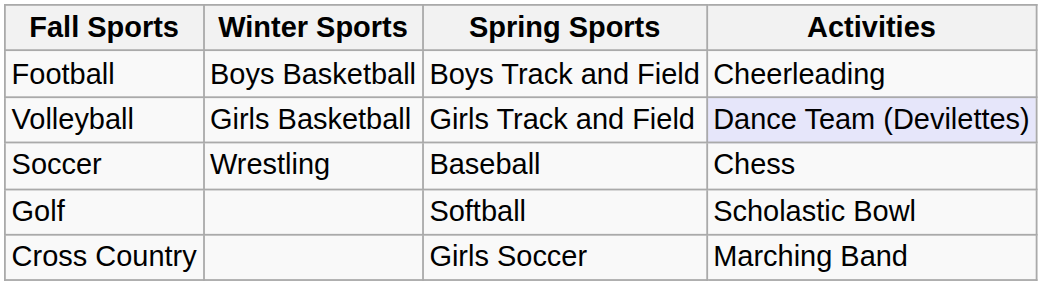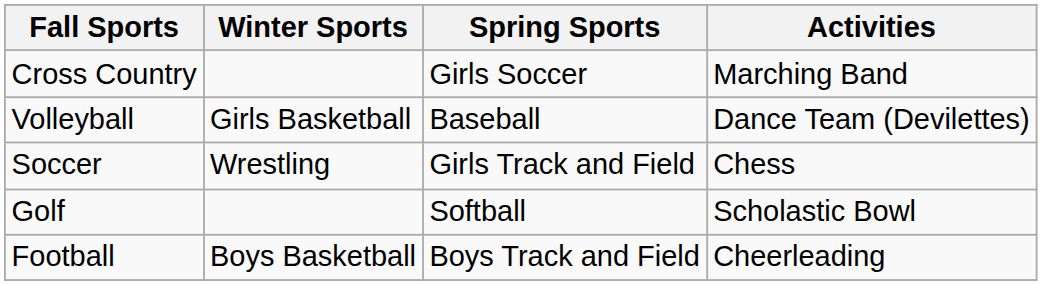rows swapped: (63, 73) <-> (104, 257)
(562, 119) Girls Track and Field -> (485, 119) Baseball
(871, 119) lavender background -> (871, 119) no background
(485, 165) Baseball -> (562, 165) Girls Track and Field
